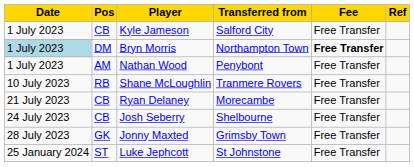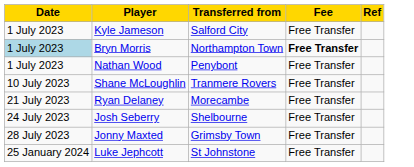- column: (104, 13)
